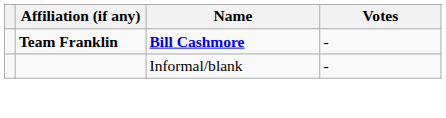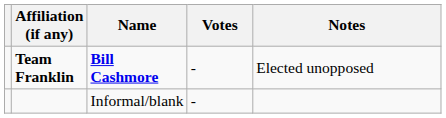+ column: (347, 25)
